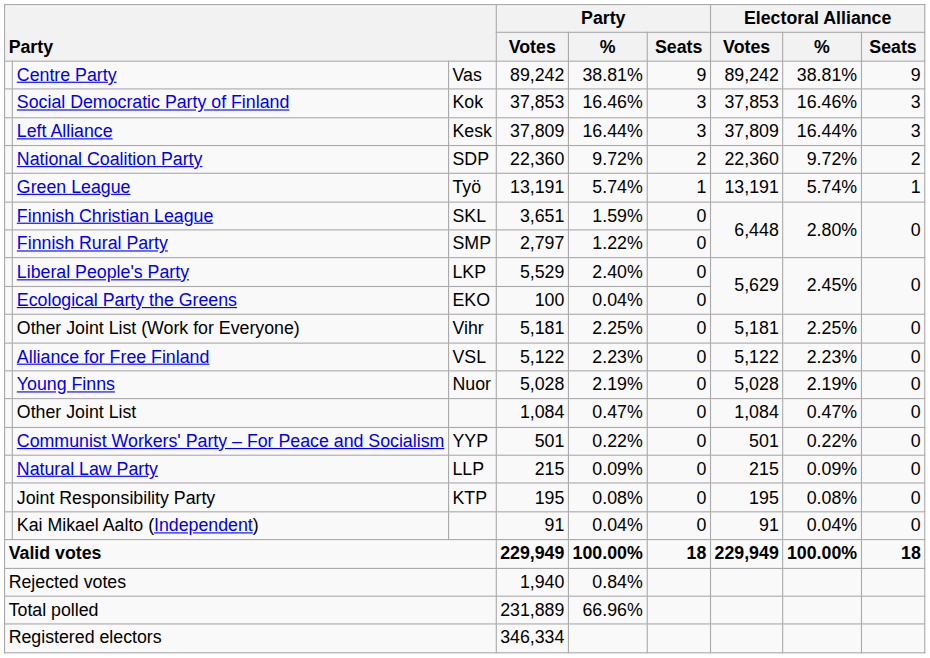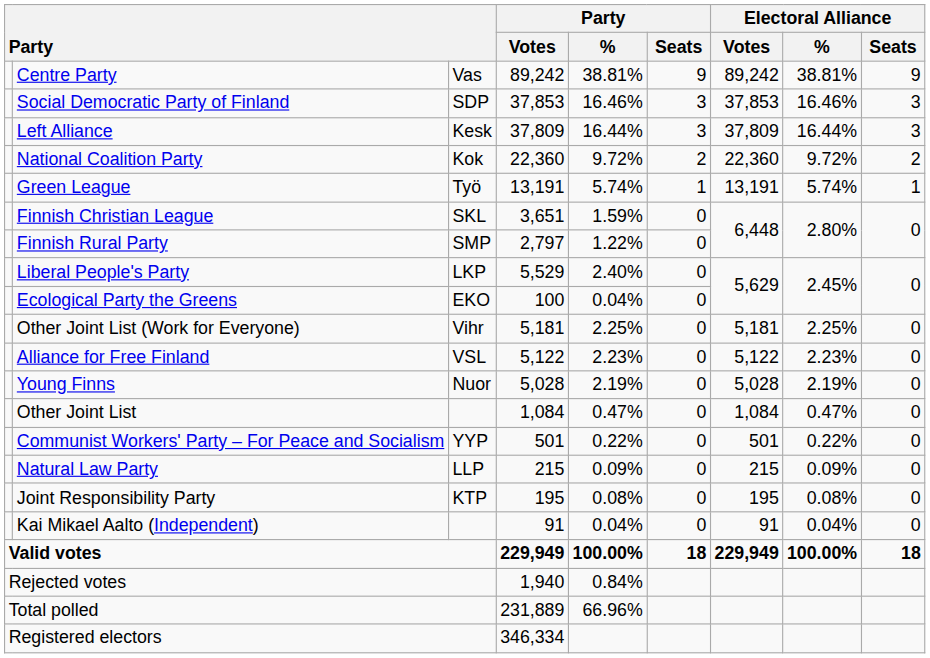(468, 103) Kok -> (471, 103) SDP
(471, 159) SDP -> (468, 159) Kok
